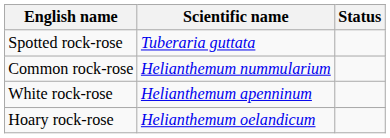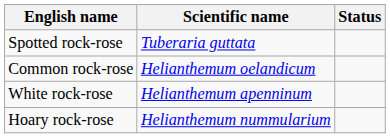(236, 68) Helianthemum nummularium -> (228, 68) Helianthemum oelandicum
(228, 119) Helianthemum oelandicum -> (236, 119) Helianthemum nummularium
